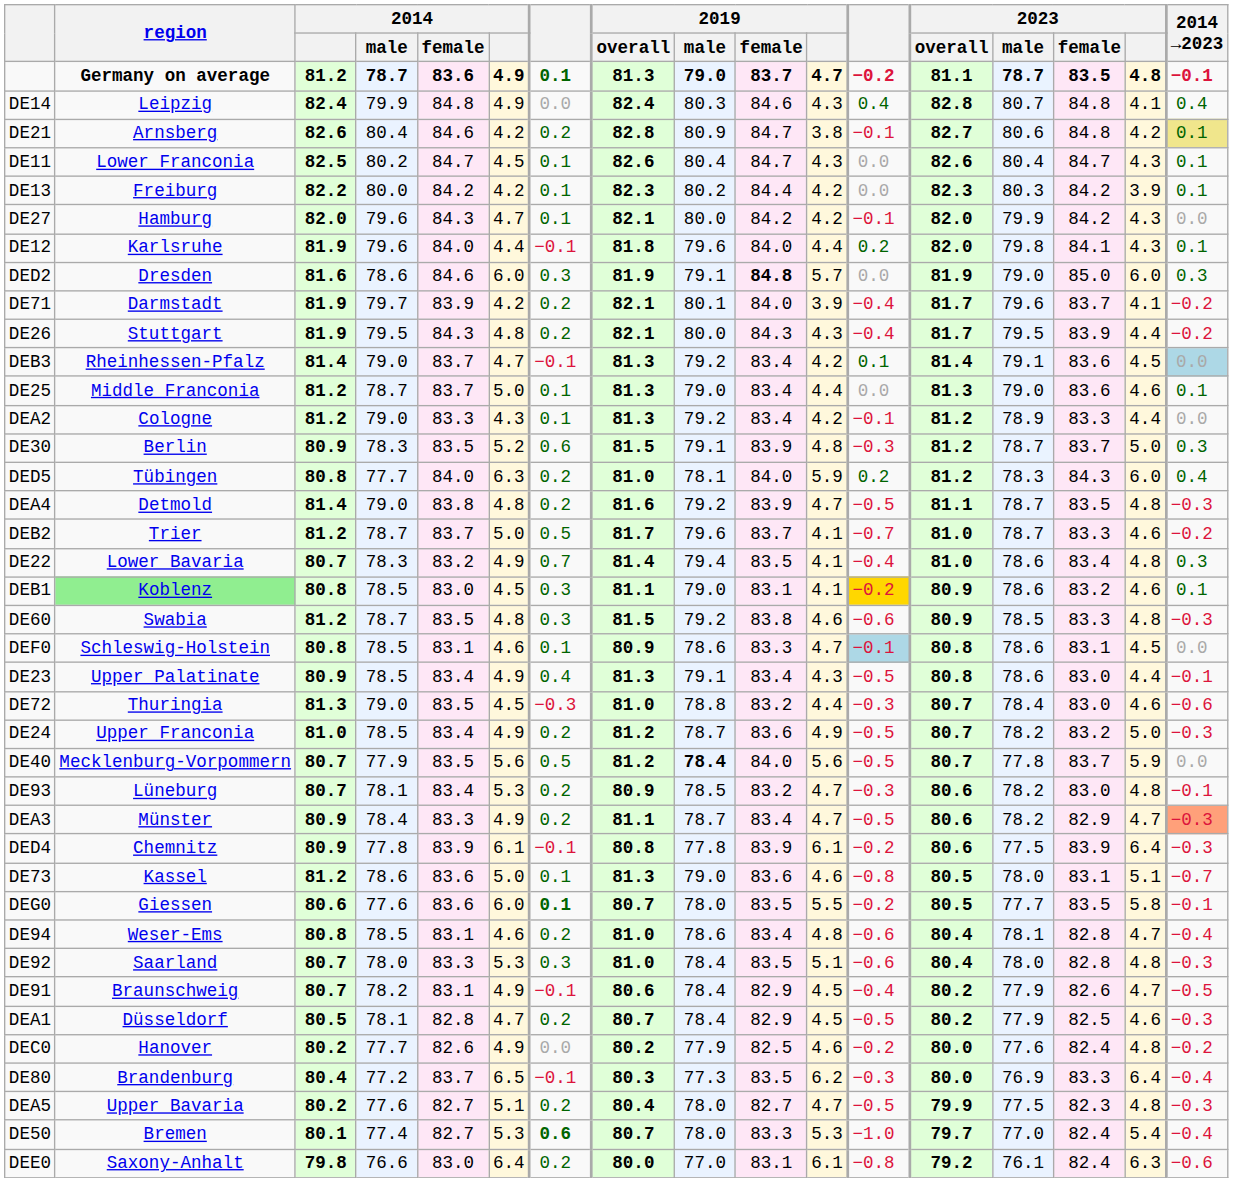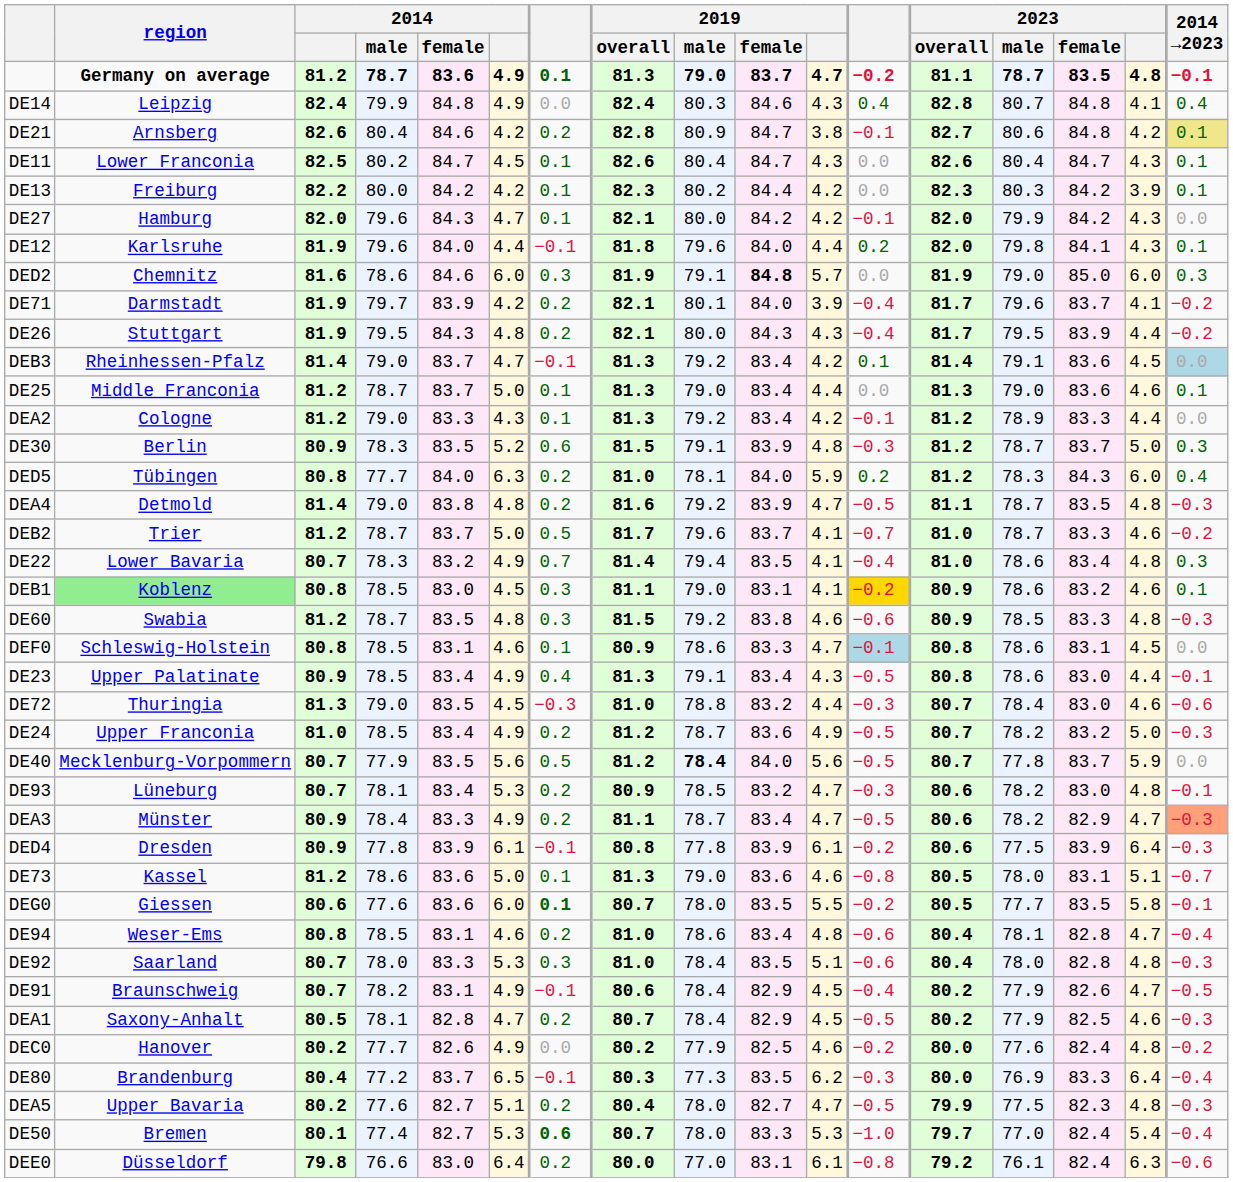(175, 276) Dresden -> (175, 276) Chemnitz
(175, 848) Chemnitz -> (175, 848) Dresden
(175, 1020) Düsseldorf -> (175, 1020) Saxony-Anhalt
(175, 1163) Saxony-Anhalt -> (175, 1163) Düsseldorf
